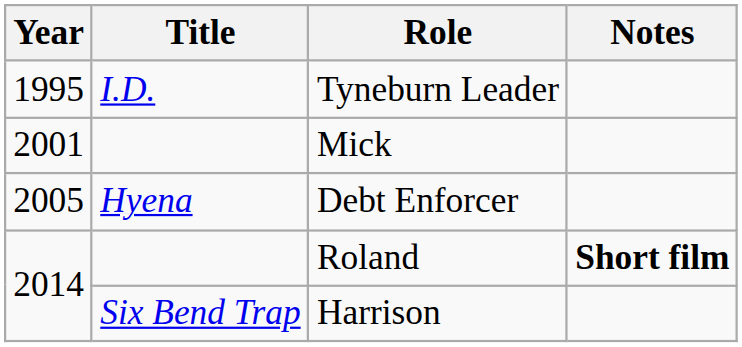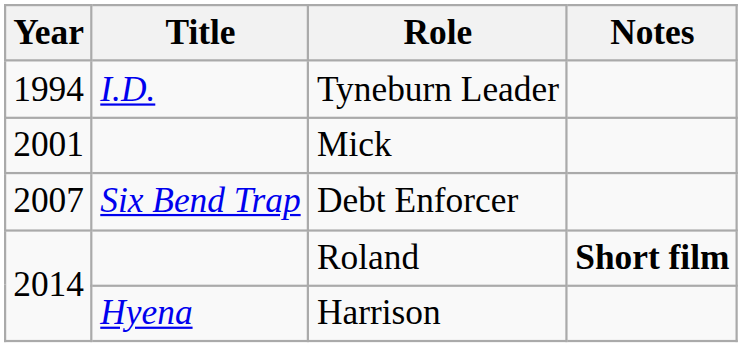(49, 88) 1995 -> (49, 88) 1994
(49, 200) 2005 -> (49, 200) 2007
(146, 200) Hyena -> (200, 200) Six Bend Trap
(200, 312) Six Bend Trap -> (146, 312) Hyena
